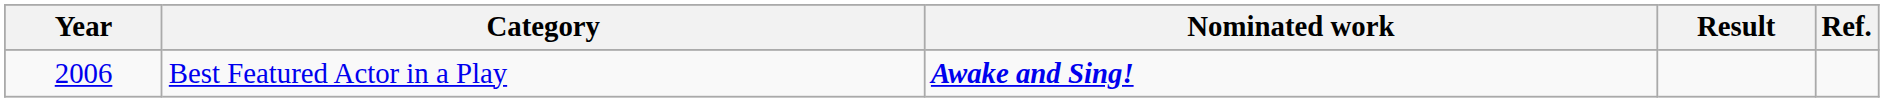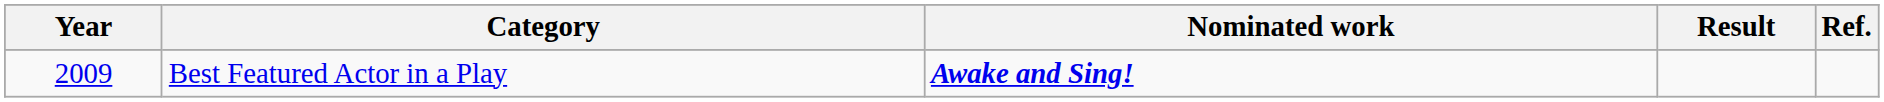(84, 73) 2006 -> (84, 73) 2009
